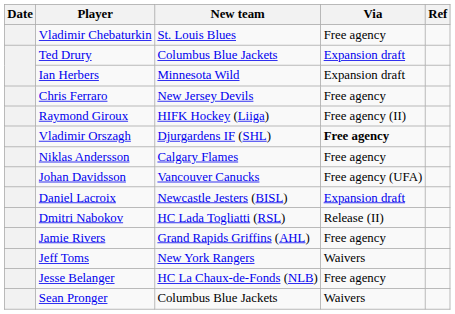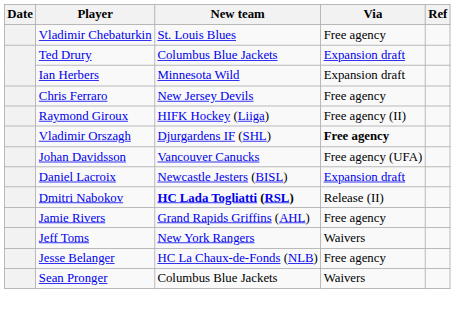- row: (84, 156)
(221, 217) normal -> (226, 197) bold
